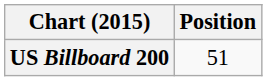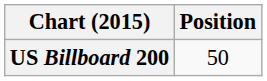(218, 57) 51 -> (218, 57) 50
